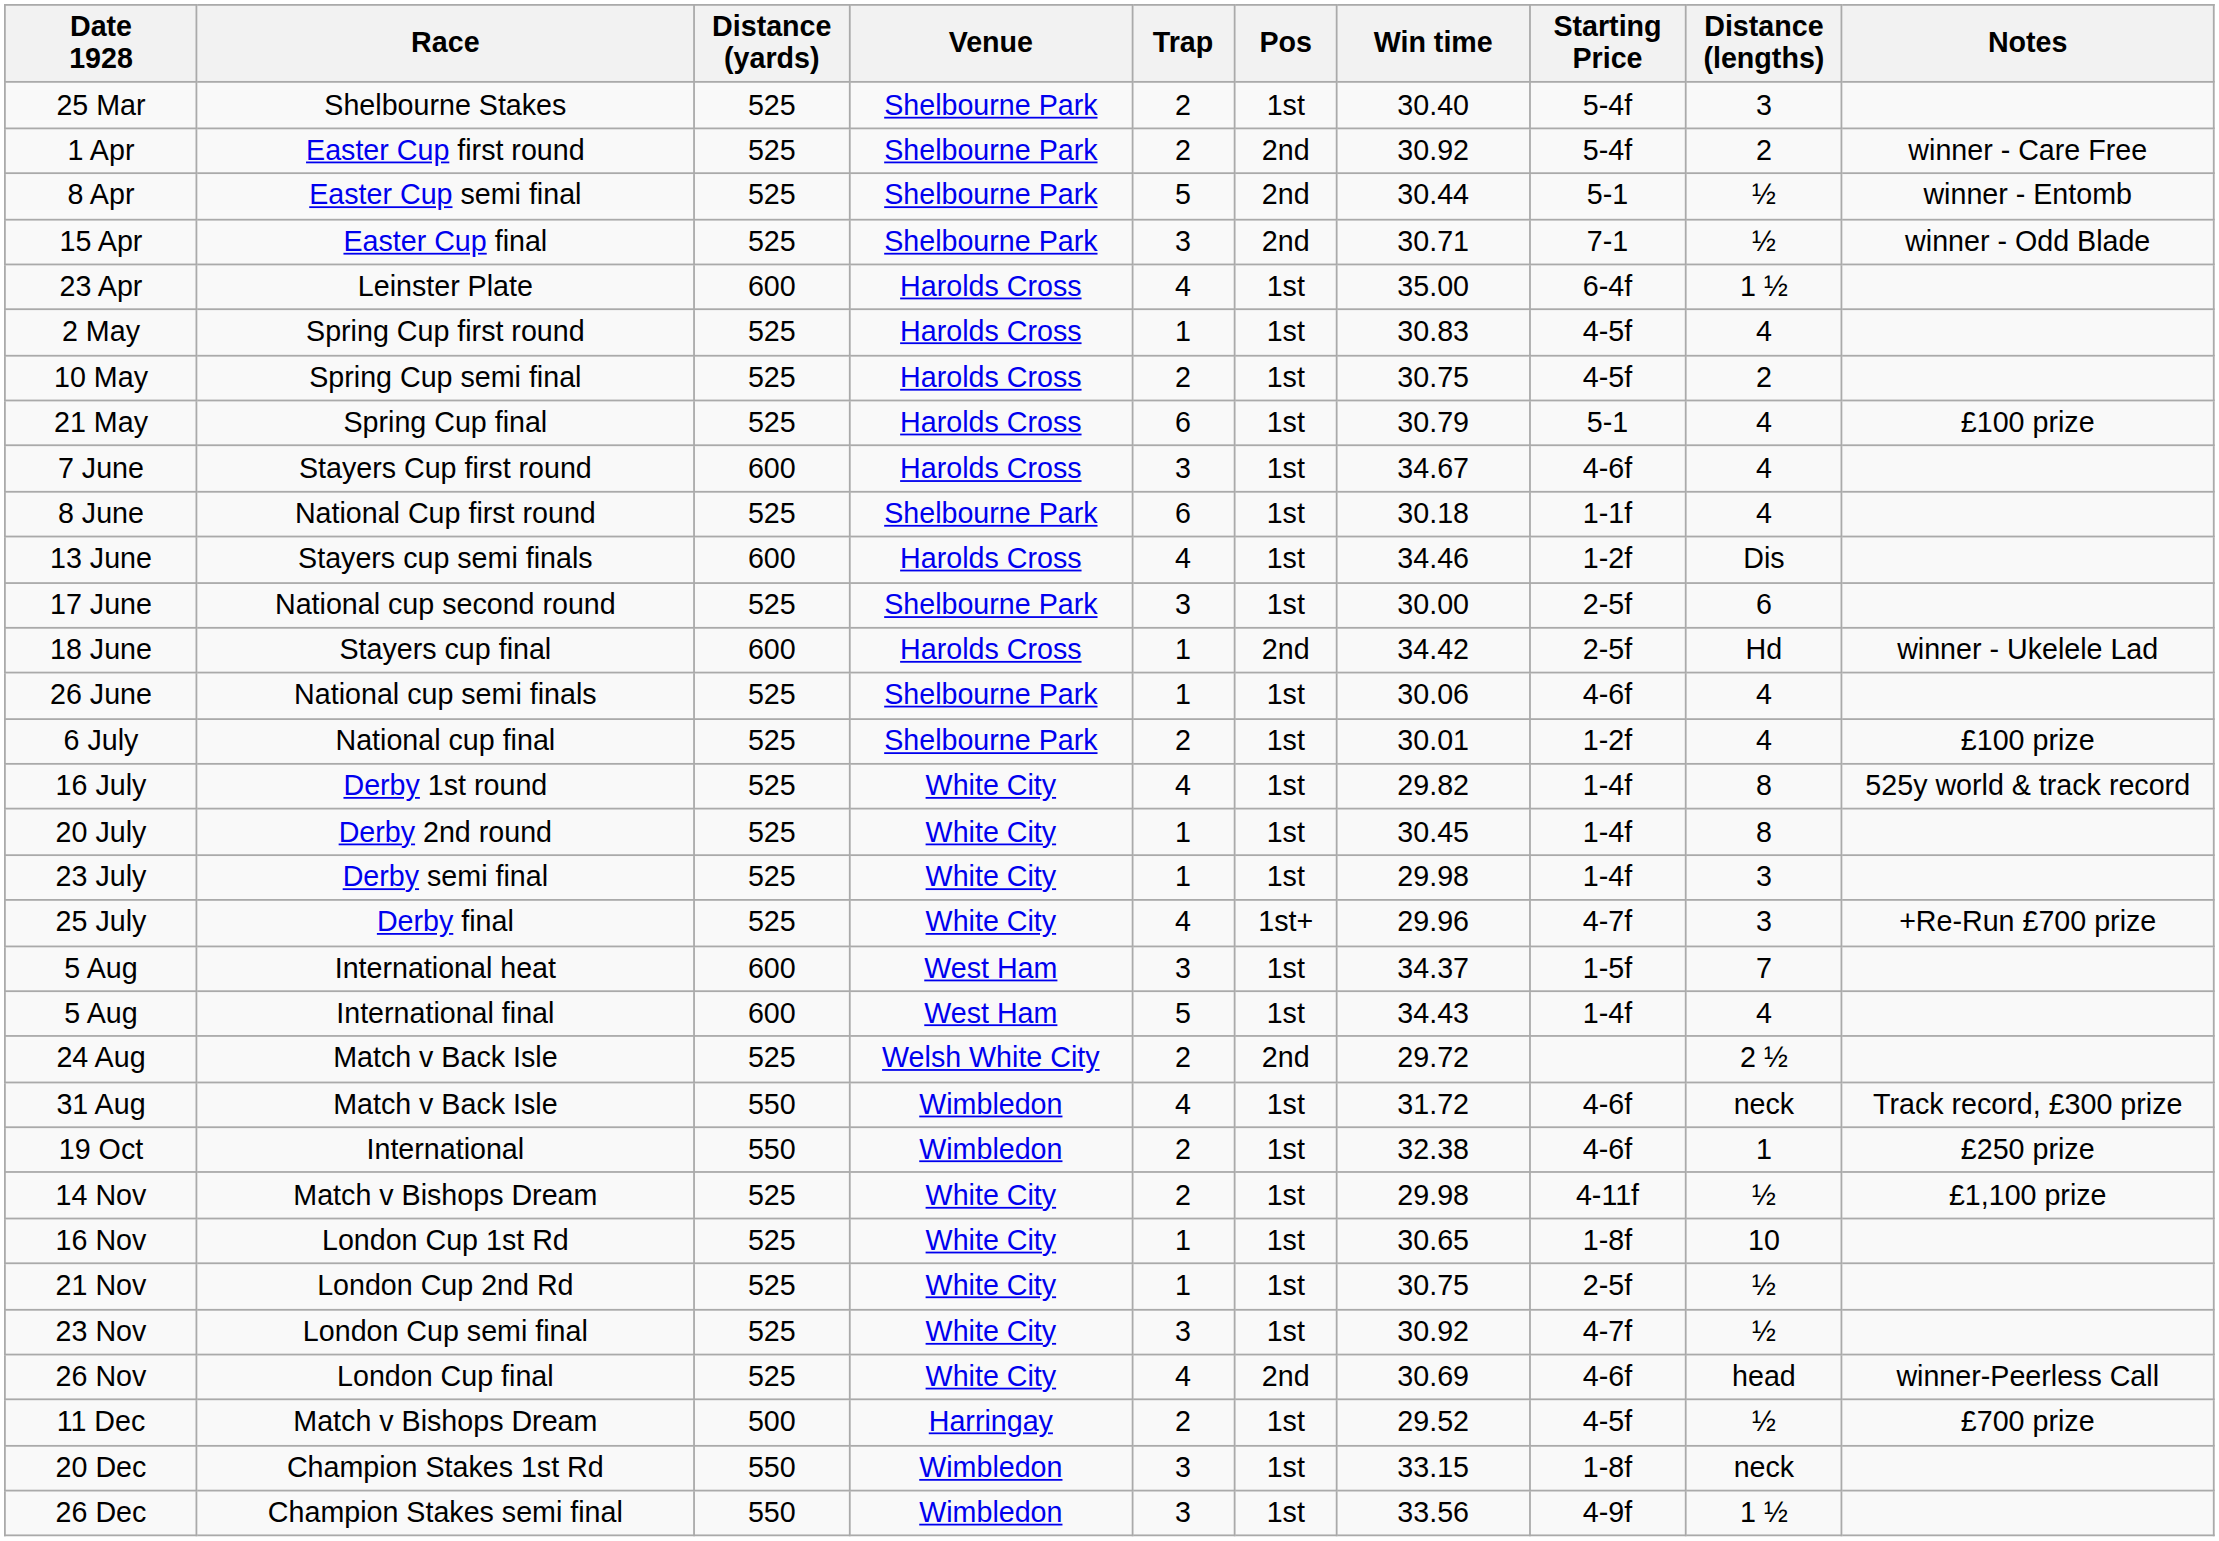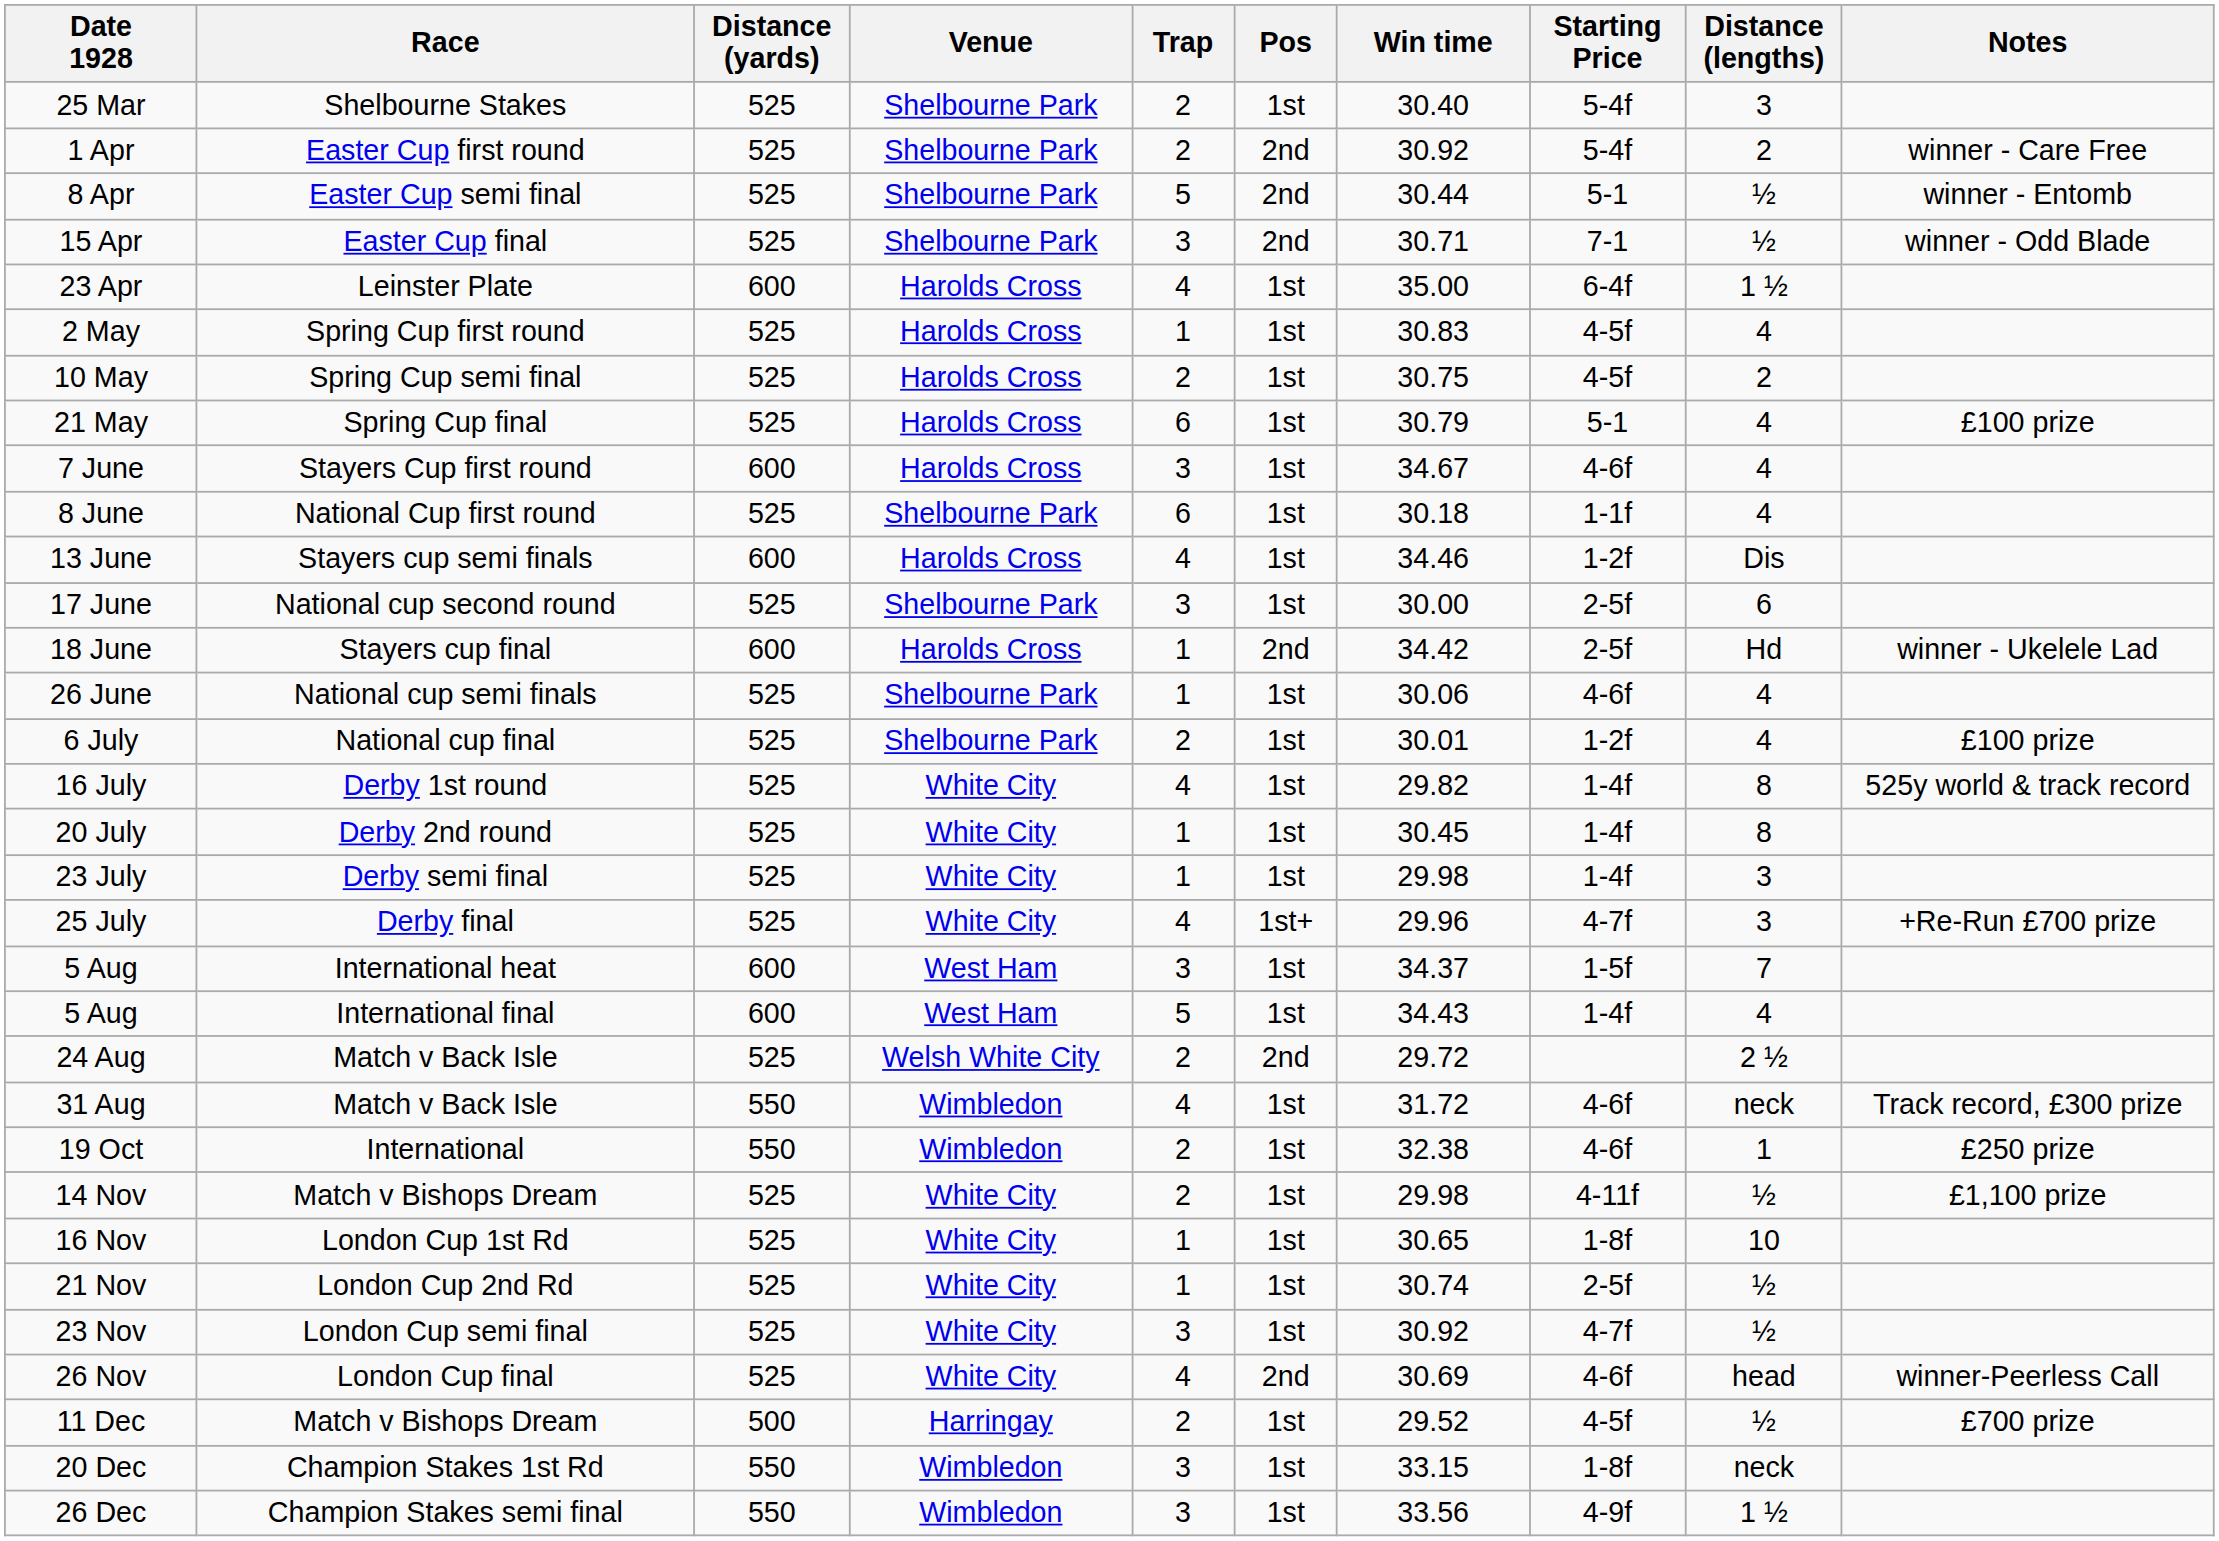(1433, 1285) 30.75 -> (1433, 1285) 30.74
